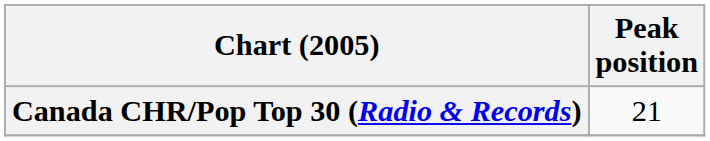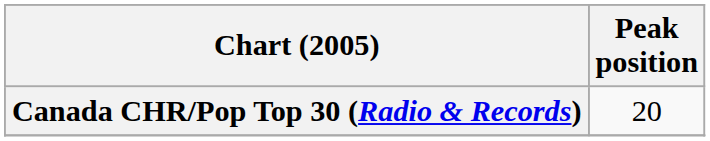(647, 110) 21 -> (647, 110) 20
